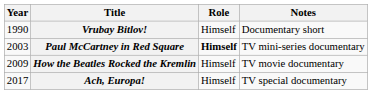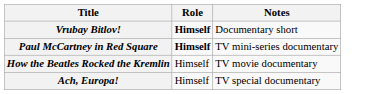- column: (18, 13)
(218, 30) normal -> (192, 30) bold
